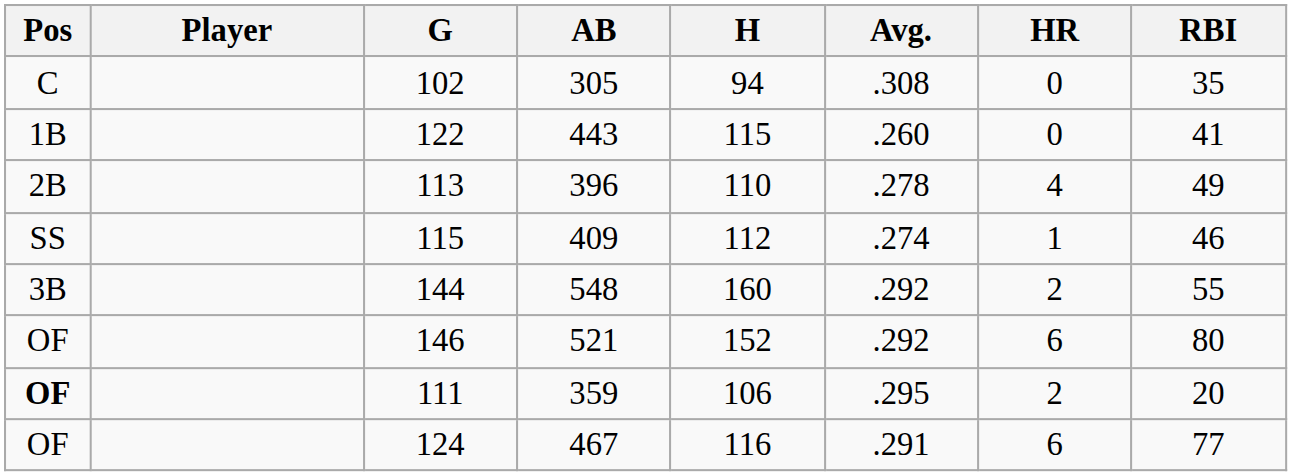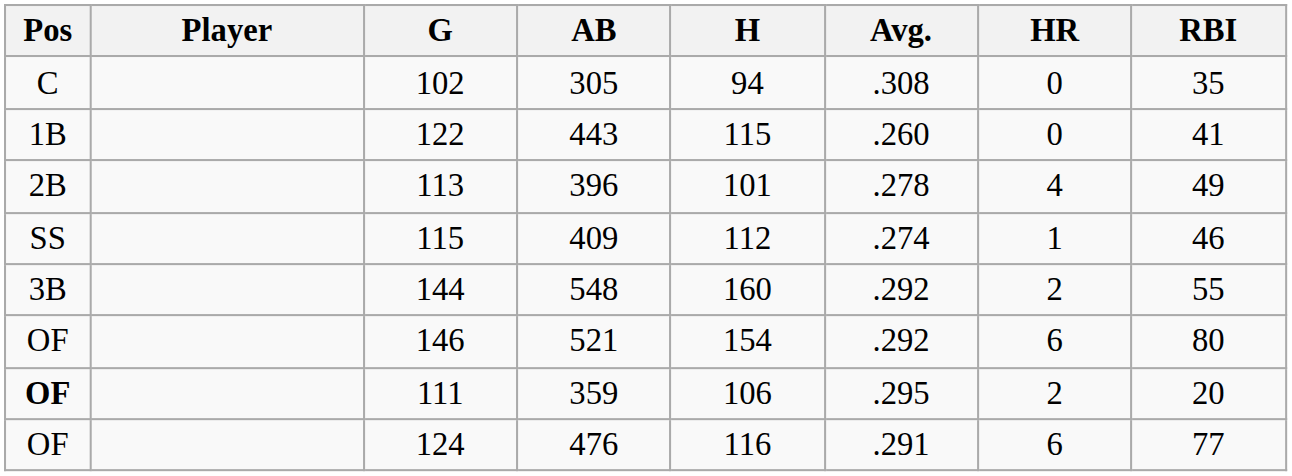(747, 185) 110 -> (747, 185) 101
(747, 340) 152 -> (747, 340) 154
(594, 444) 467 -> (594, 444) 476
